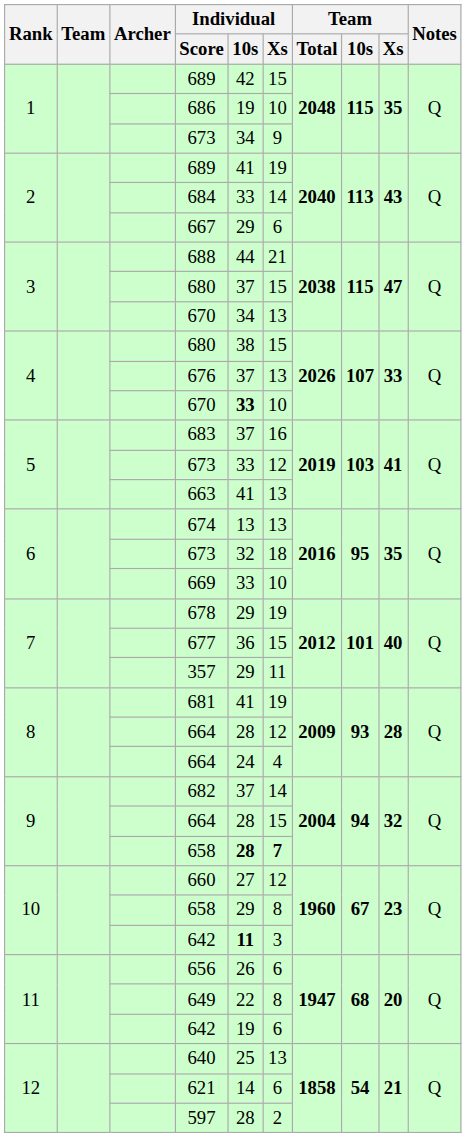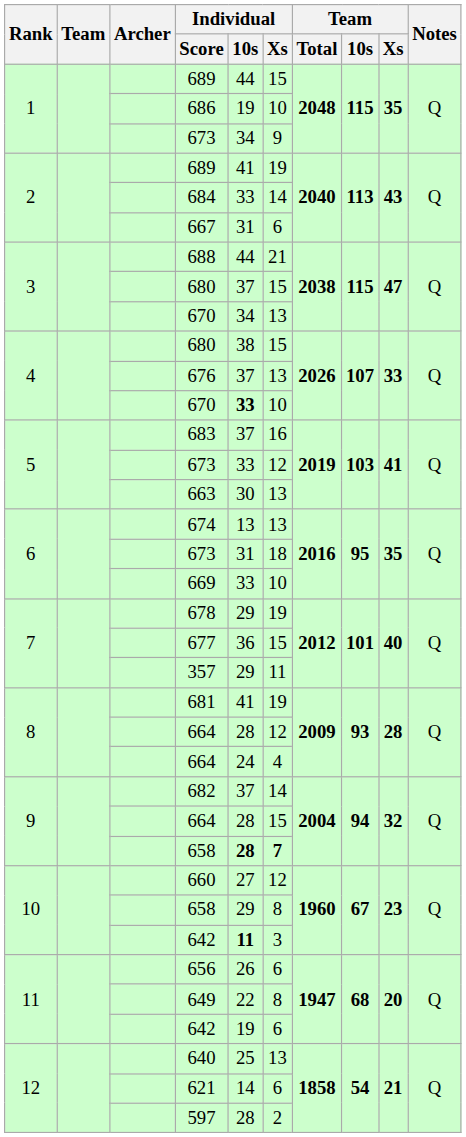(245, 78) 42 -> (245, 78) 44
(245, 227) 29 -> (245, 227) 31
(245, 494) 41 -> (245, 494) 30
(245, 553) 32 -> (245, 553) 31
